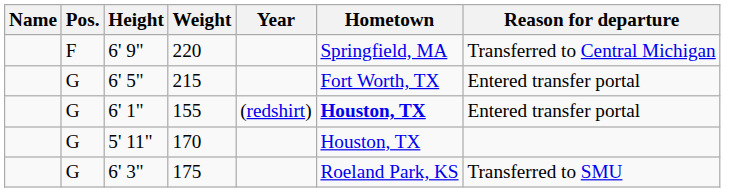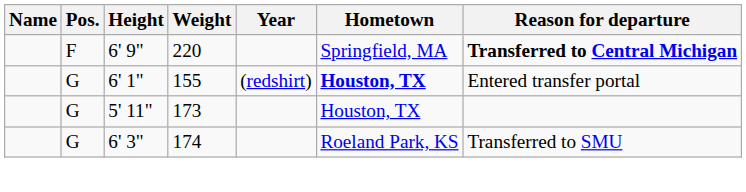(592, 50) normal -> (602, 50) bold
- row: (126, 80)
(187, 141) 170 -> (187, 111) 173
(187, 171) 175 -> (187, 141) 174
